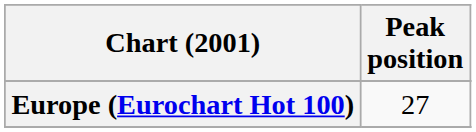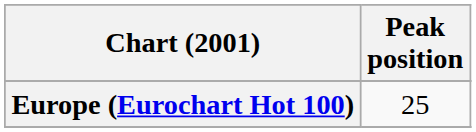(415, 103) 27 -> (415, 103) 25
